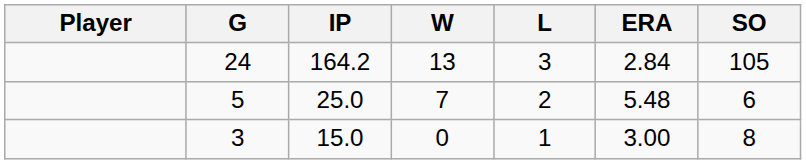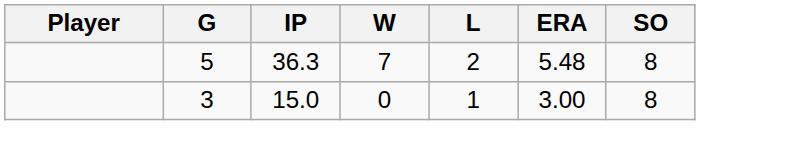- row: (238, 61)
(340, 100) 25.0 -> (296, 61) 36.3
(749, 100) 6 -> (651, 61) 8
